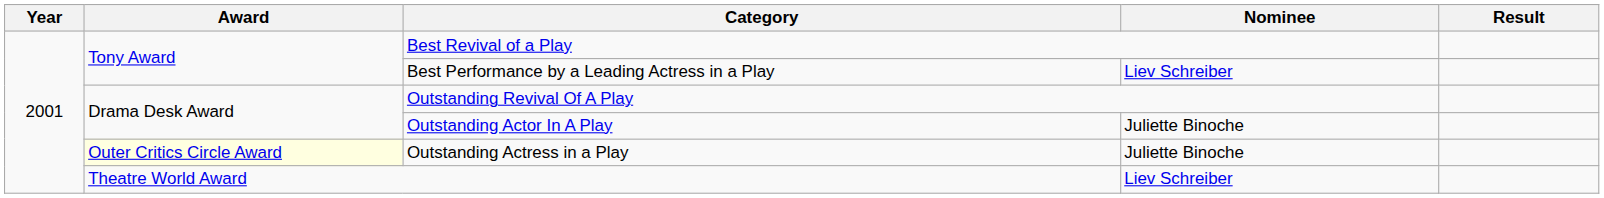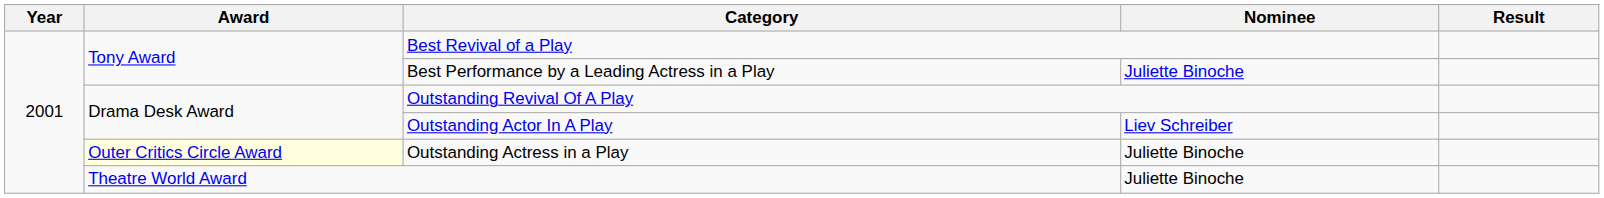(1178, 71) Liev Schreiber -> (1184, 71) Juliette Binoche
(1184, 125) Juliette Binoche -> (1178, 125) Liev Schreiber
(1178, 179) Liev Schreiber -> (1184, 179) Juliette Binoche
